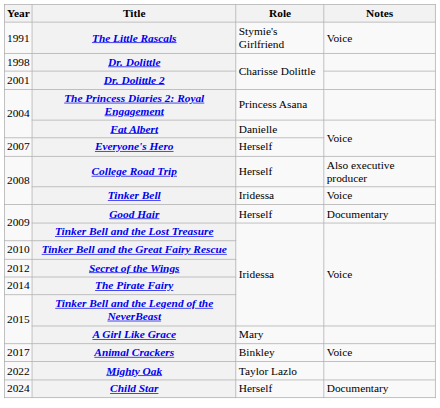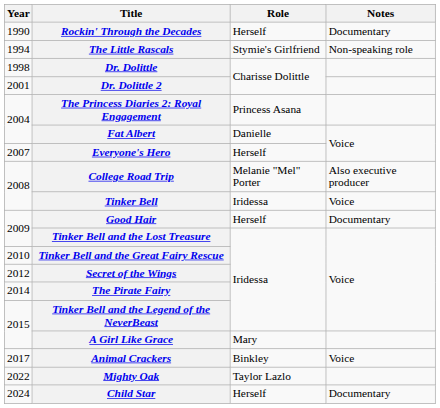+ row: (131, 31)
(18, 37) 1991 -> (18, 49) 1994
(340, 37) Voice -> (371, 49) Non-speaking role
(255, 171) Herself -> (266, 176) Melanie "Mel" Porter
